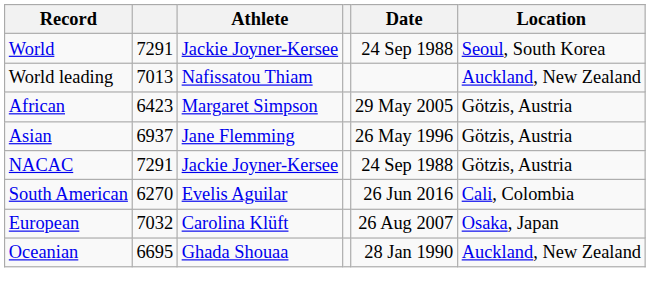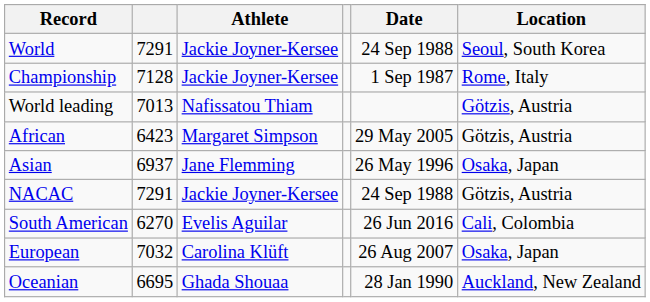+ row: (62, 77)
(551, 77) Auckland, New Zealand -> (517, 106) Götzis, Austria
(517, 135) Götzis, Austria -> (510, 164) Osaka, Japan
